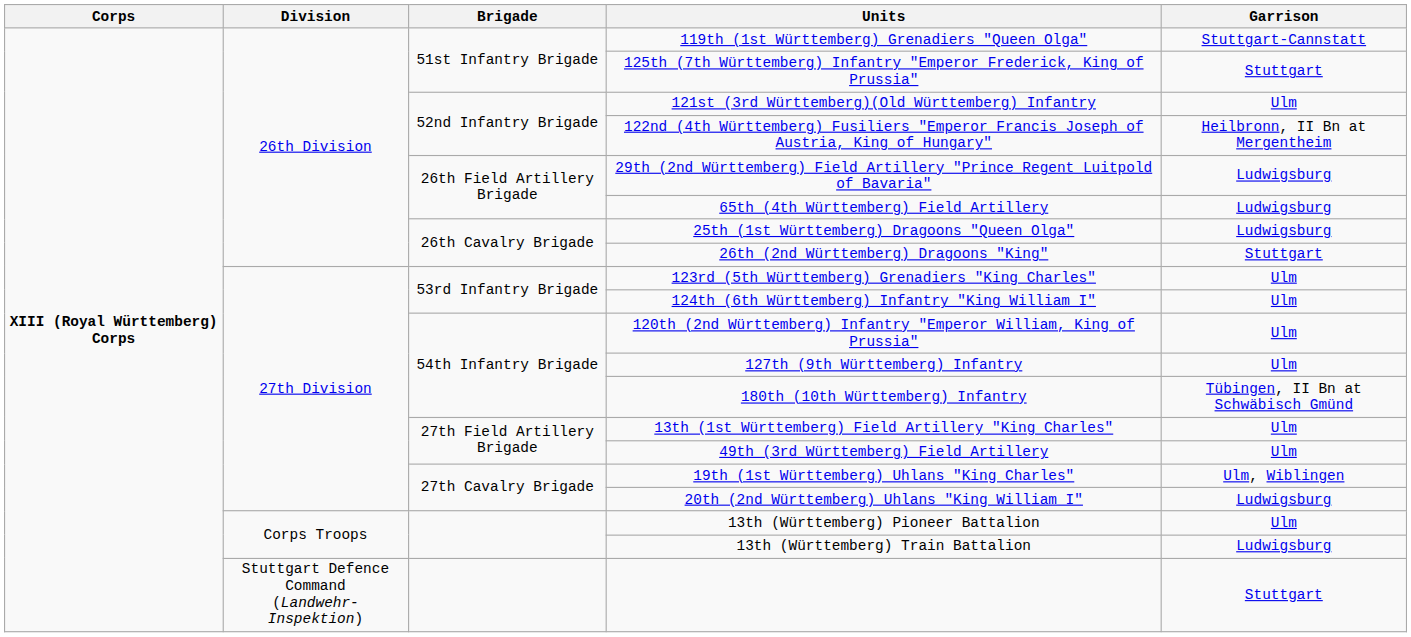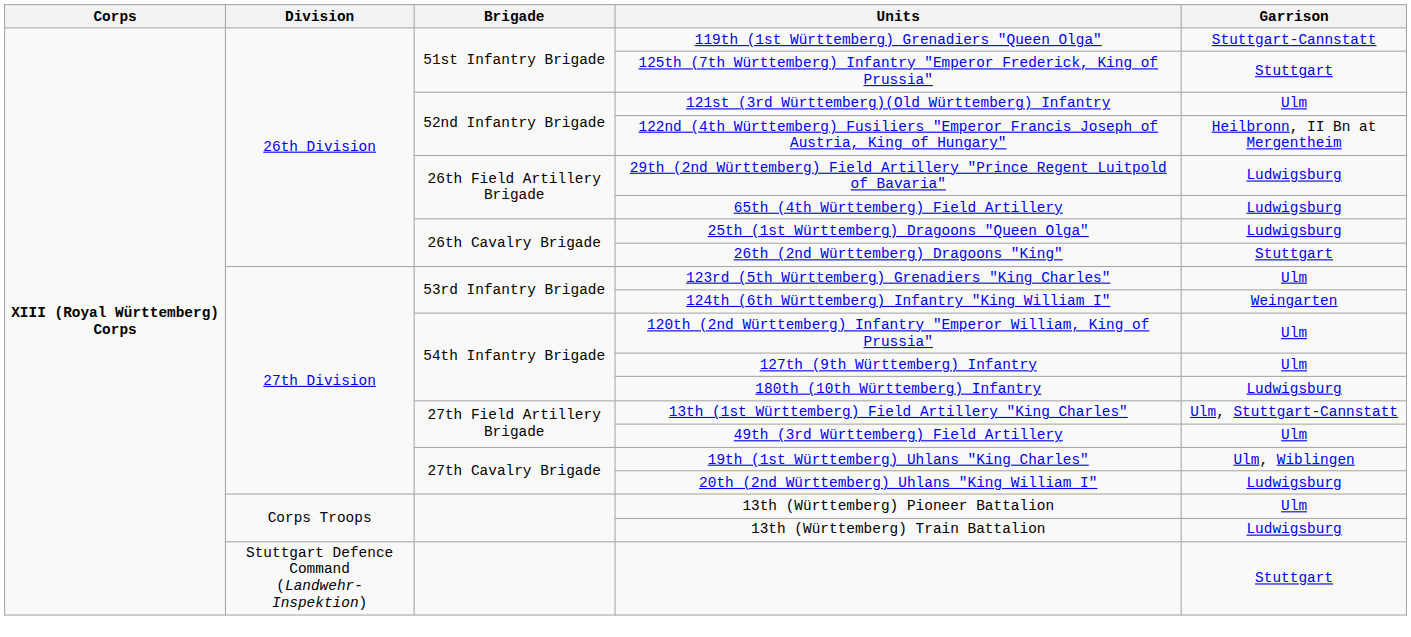(1284, 301) Ulm -> (1294, 301) Weingarten
(1284, 397) Tübingen, II Bn at Schwäbisch Gmünd -> (1294, 389) Ludwigsburg
(1284, 429) Ulm -> (1294, 412) Ulm, Stuttgart-Cannstatt
